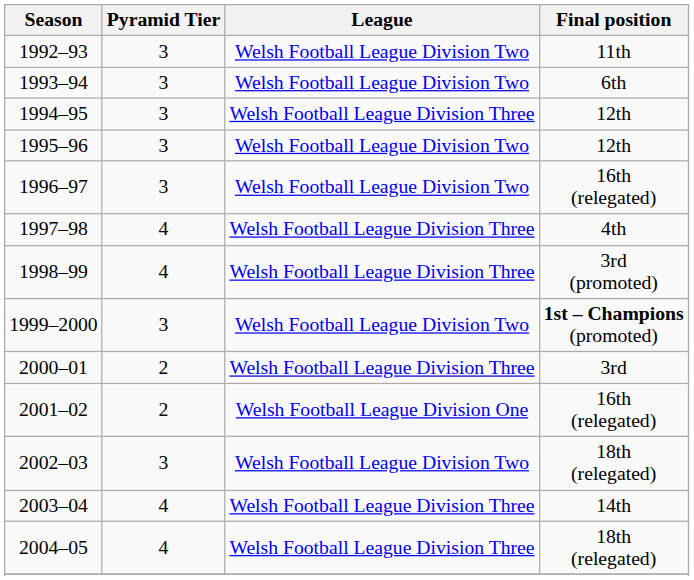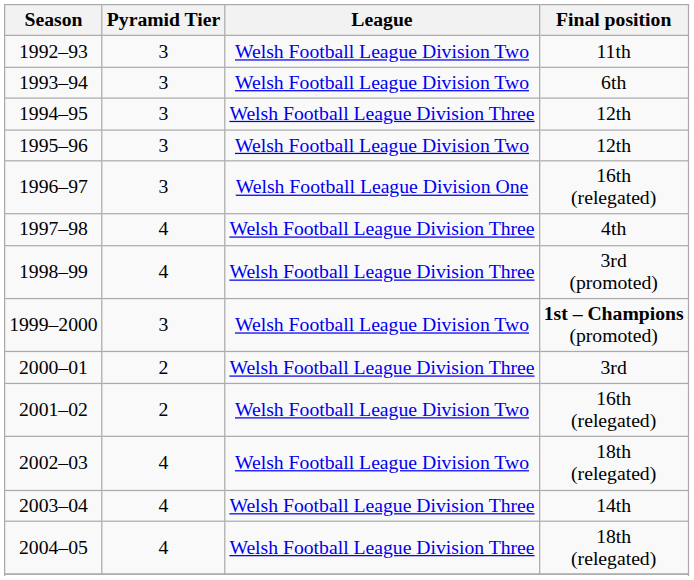(382, 187) Welsh Football League Division Two -> (382, 187) Welsh Football League Division One
(382, 409) Welsh Football League Division One -> (382, 409) Welsh Football League Division Two
(164, 463) 3 -> (164, 463) 4
